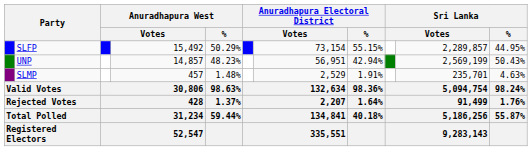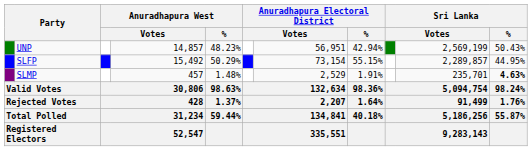rows swapped: (27, 48) <-> (24, 61)
(513, 75) normal -> (513, 75) bold
